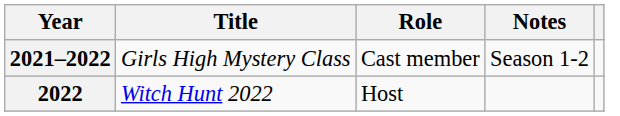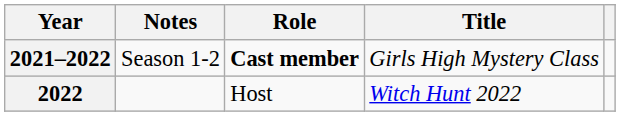columns swapped: (236, 22) <-> (540, 22)
(420, 57) normal -> (295, 57) bold
